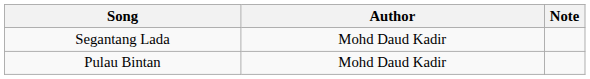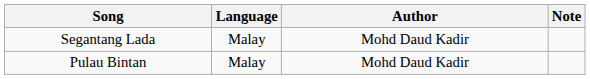+ column: (247, 16)
